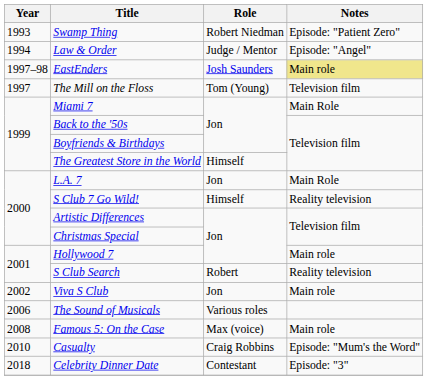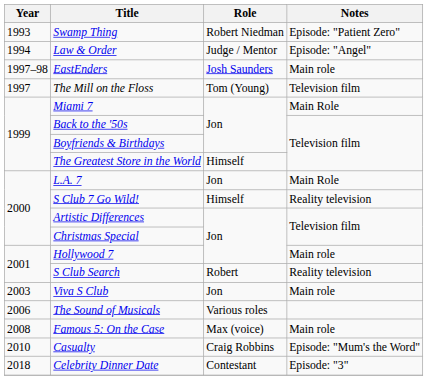(312, 69) khaki background -> (312, 69) no background
(19, 291) 2002 -> (19, 291) 2003
